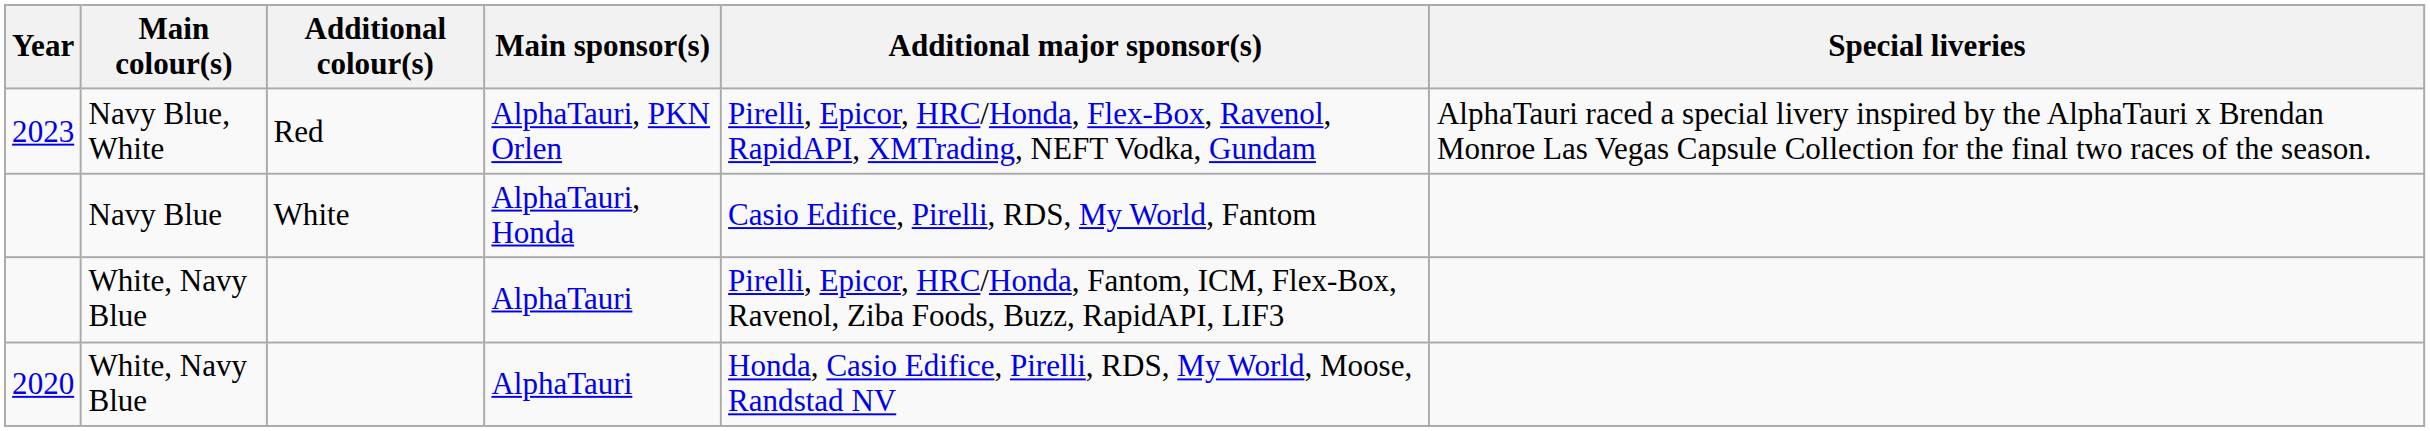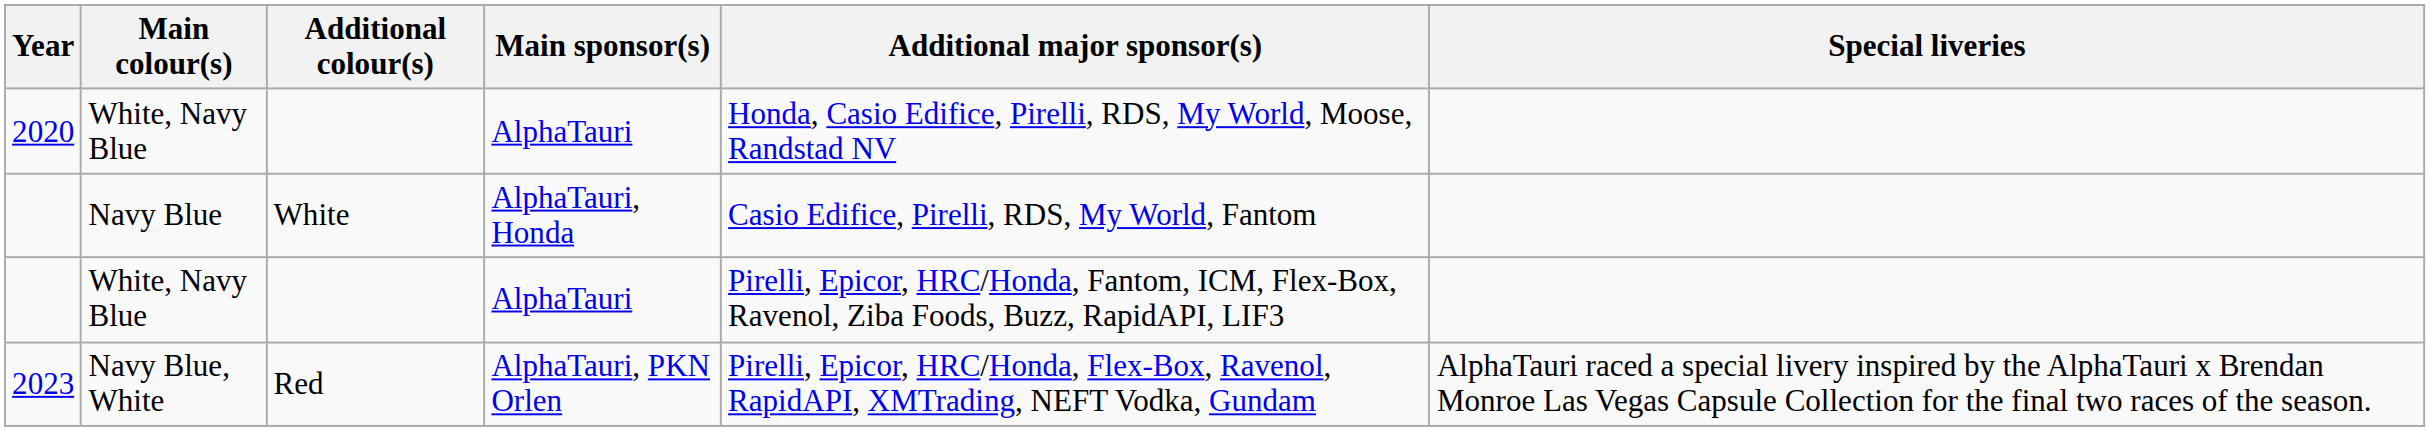rows swapped: (43, 383) <-> (43, 130)
